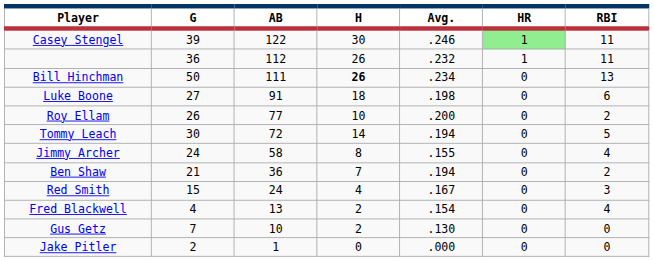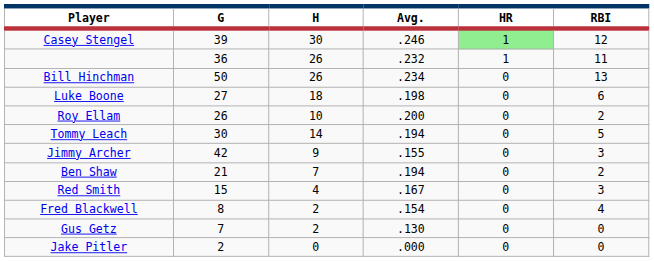- column: (276, 17)
(607, 40) 11 -> (601, 40) 12
(359, 78) bold -> (316, 78) normal
(193, 153) 24 -> (221, 153) 42
(359, 153) 8 -> (316, 153) 9
(607, 153) 4 -> (601, 153) 3
(193, 210) 4 -> (221, 210) 8
